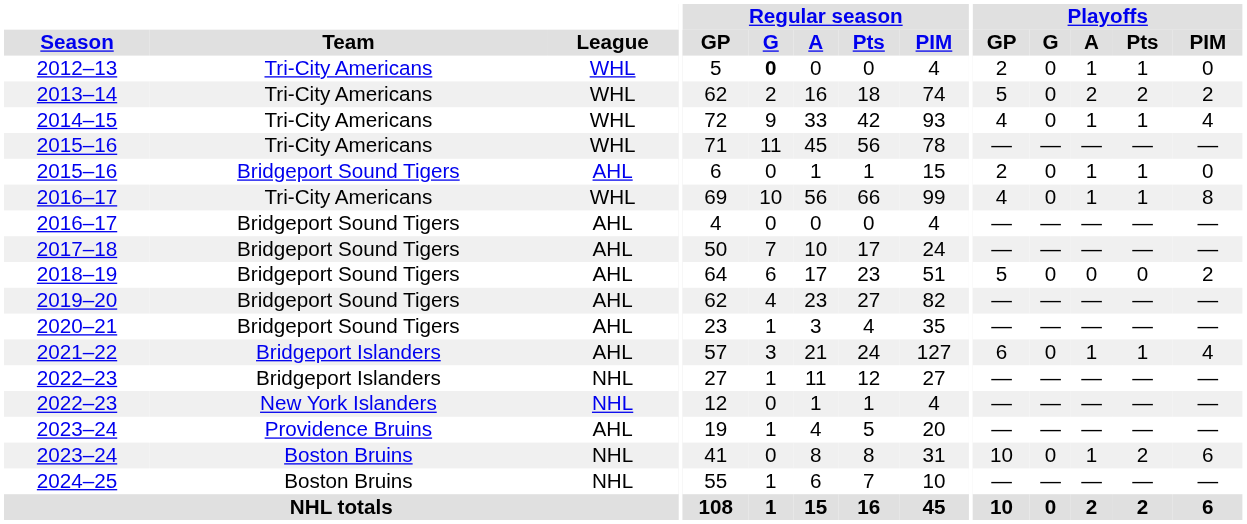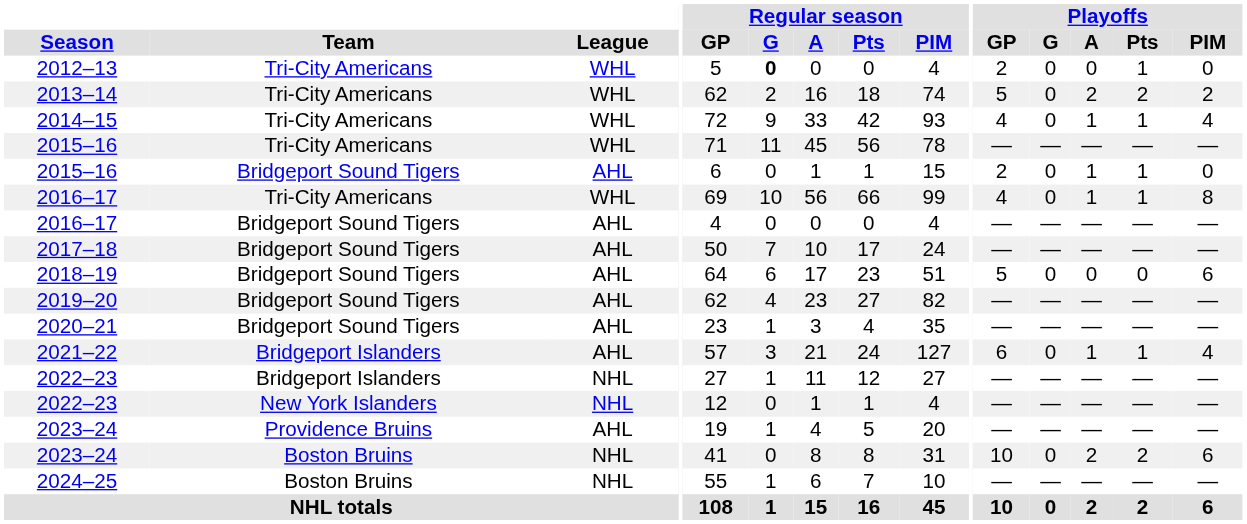(1091, 68) 1 -> (1091, 68) 0
(1208, 274) 2 -> (1208, 274) 6
(1091, 455) 1 -> (1091, 455) 2
